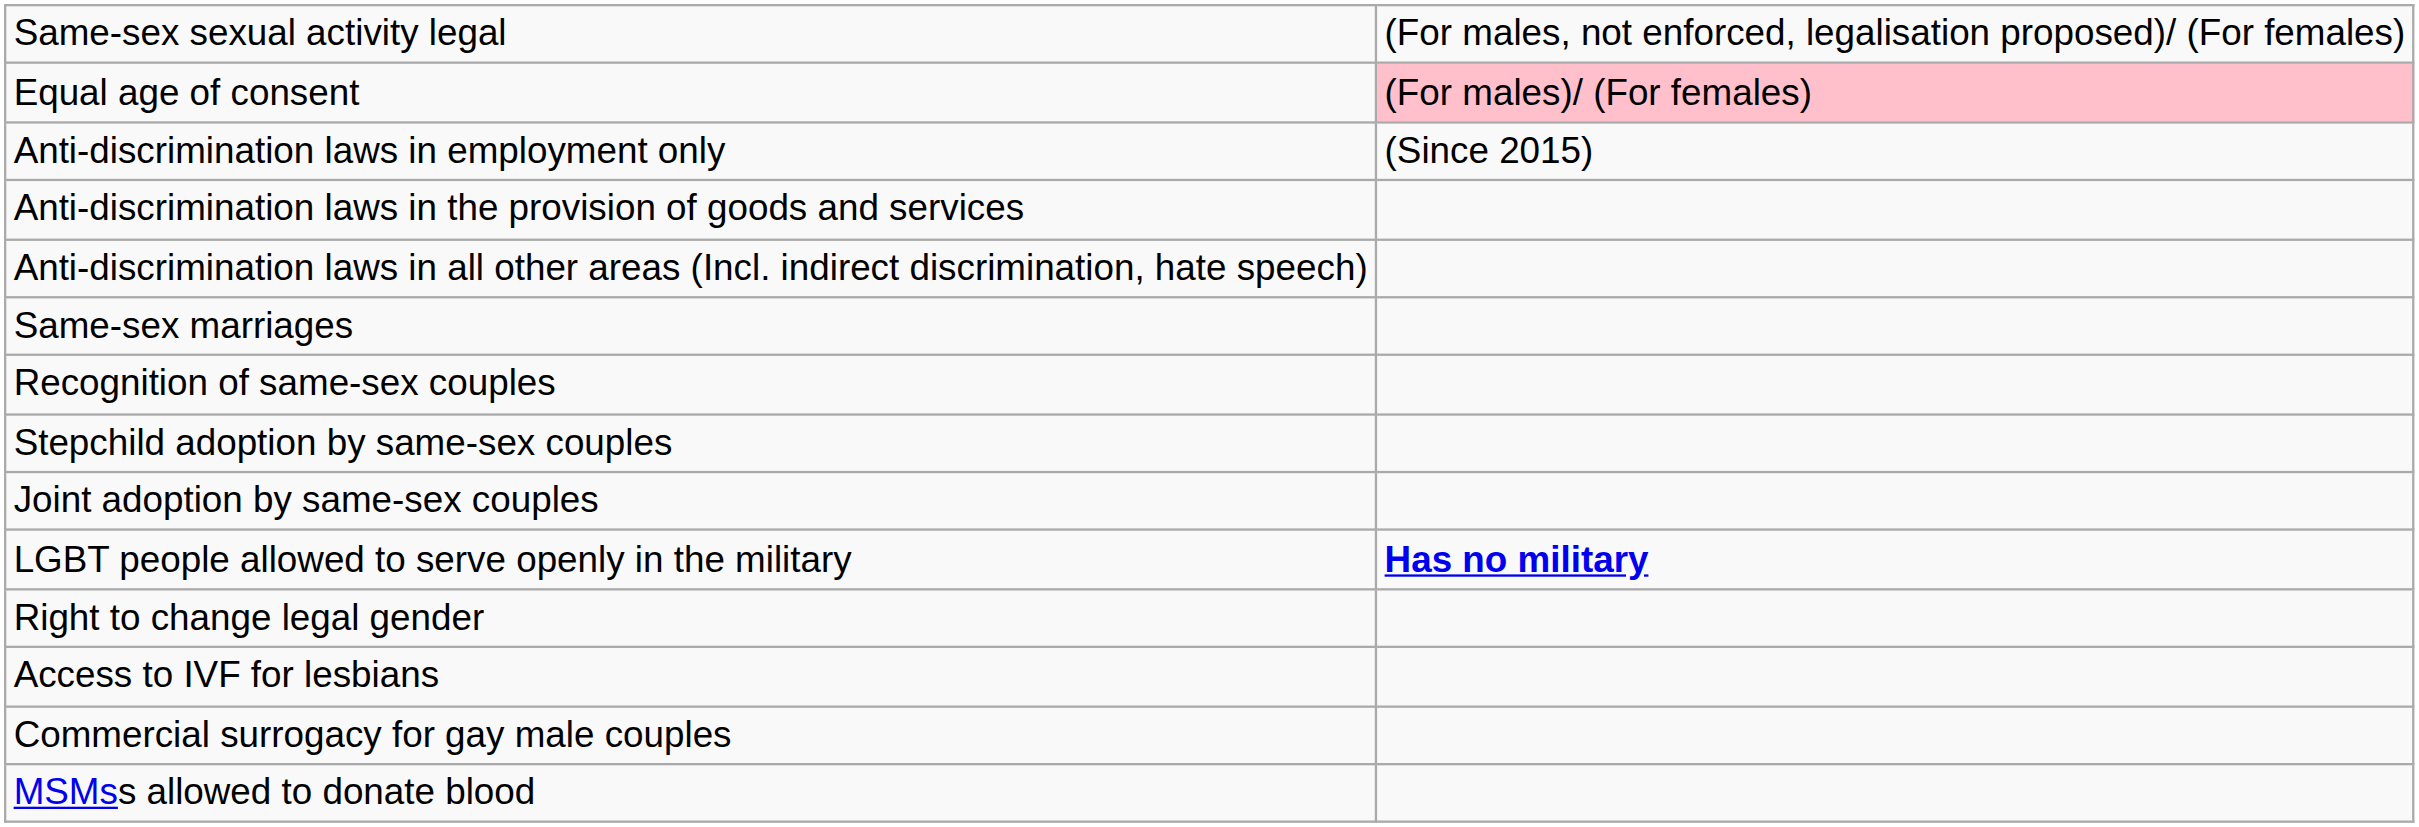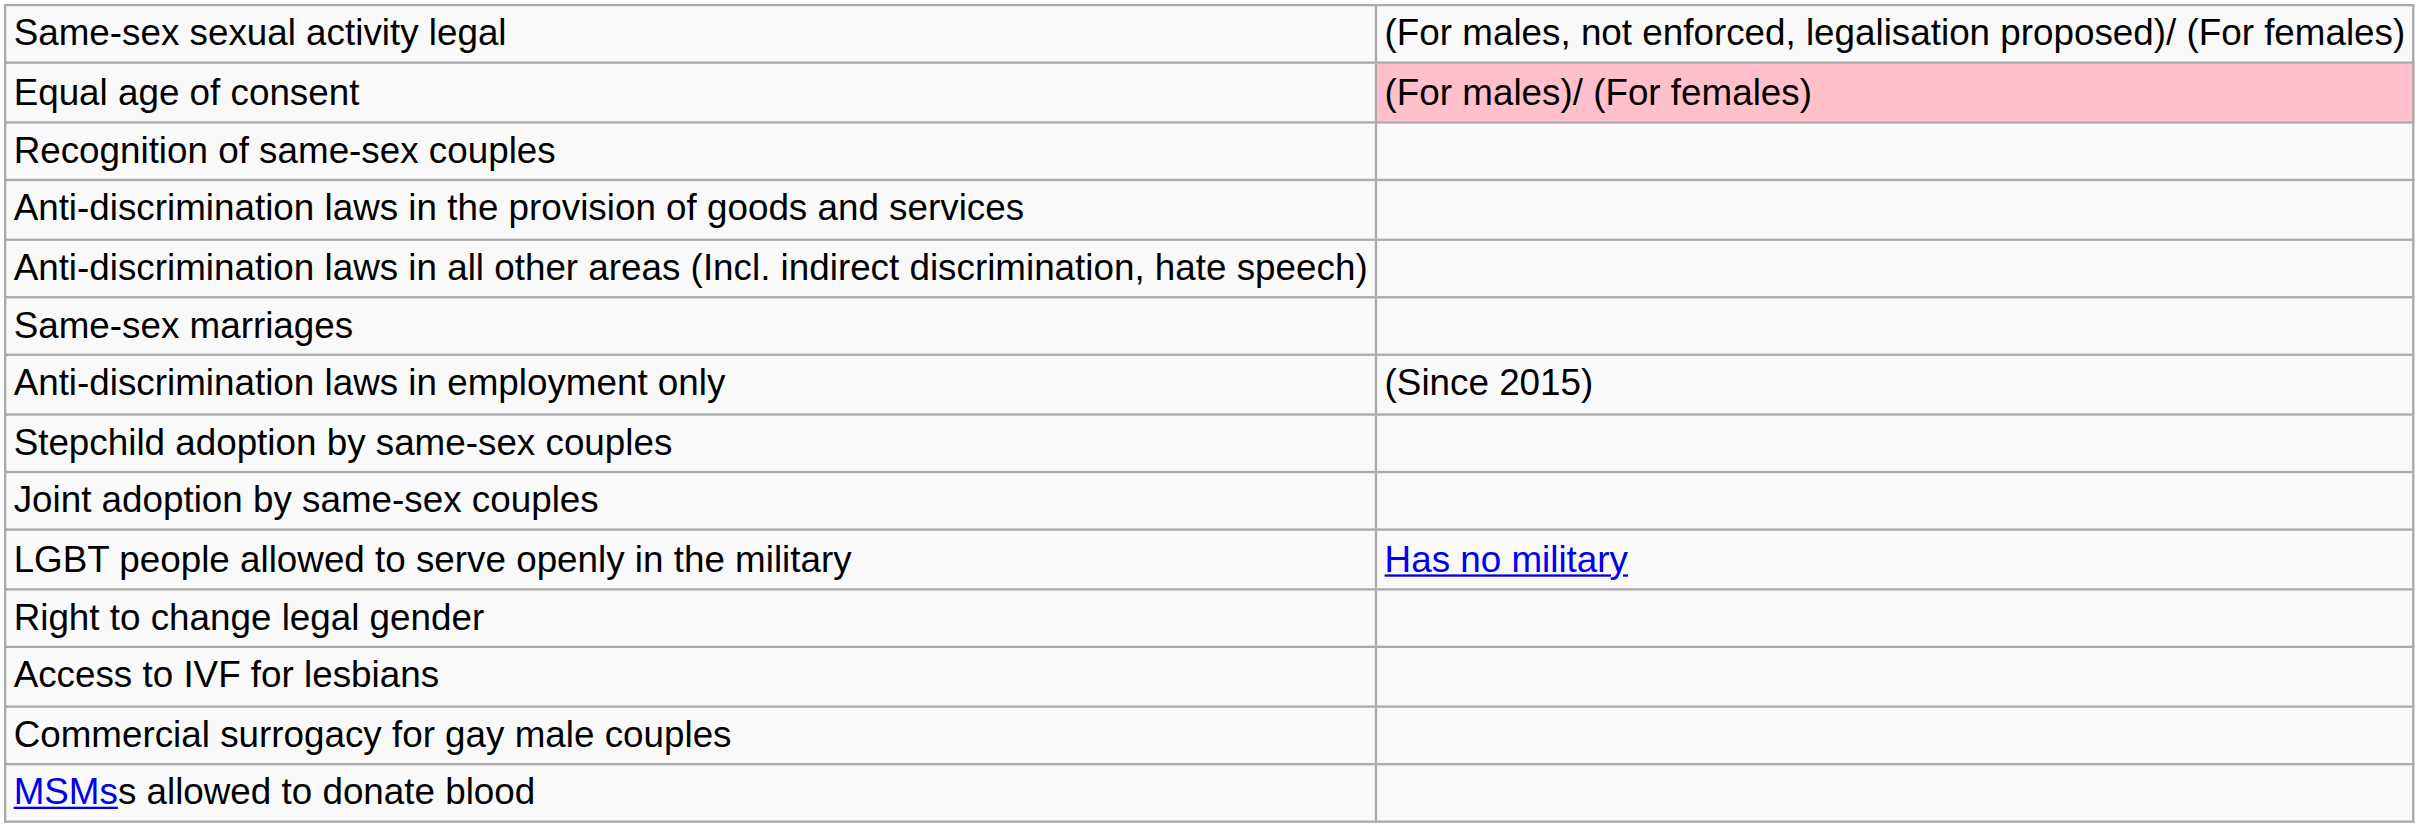rows swapped: (370, 150) <-> (285, 383)
(1517, 558) bold -> (1506, 558) normal
